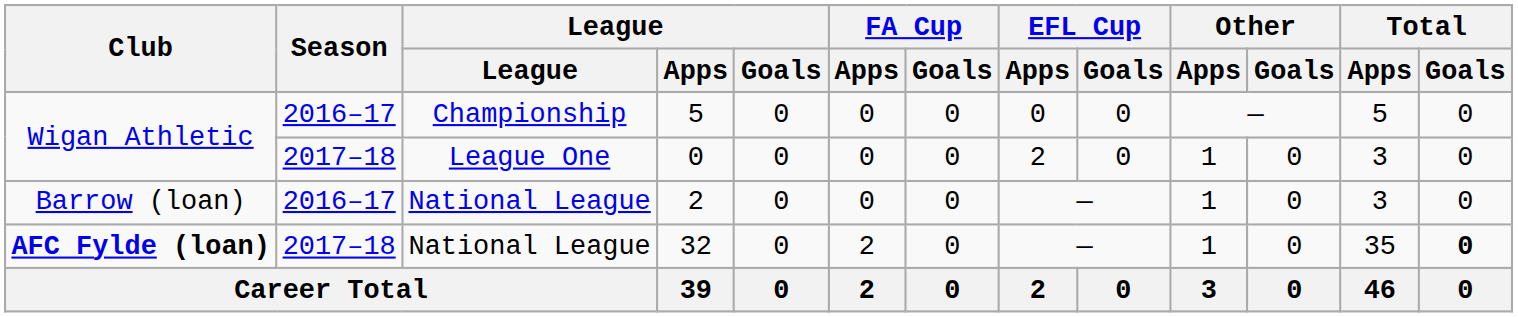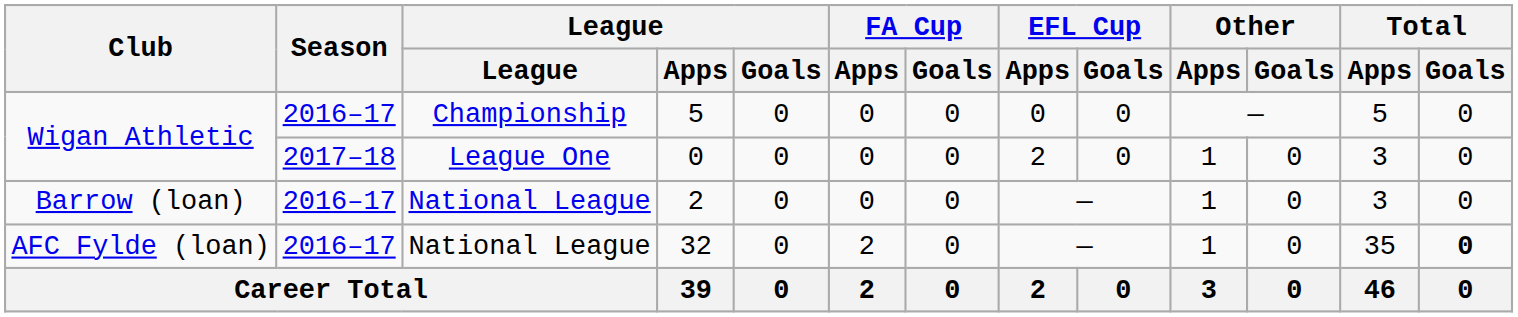(141, 246) bold -> (141, 246) normal
(339, 246) 2017–18 -> (339, 246) 2016–17
